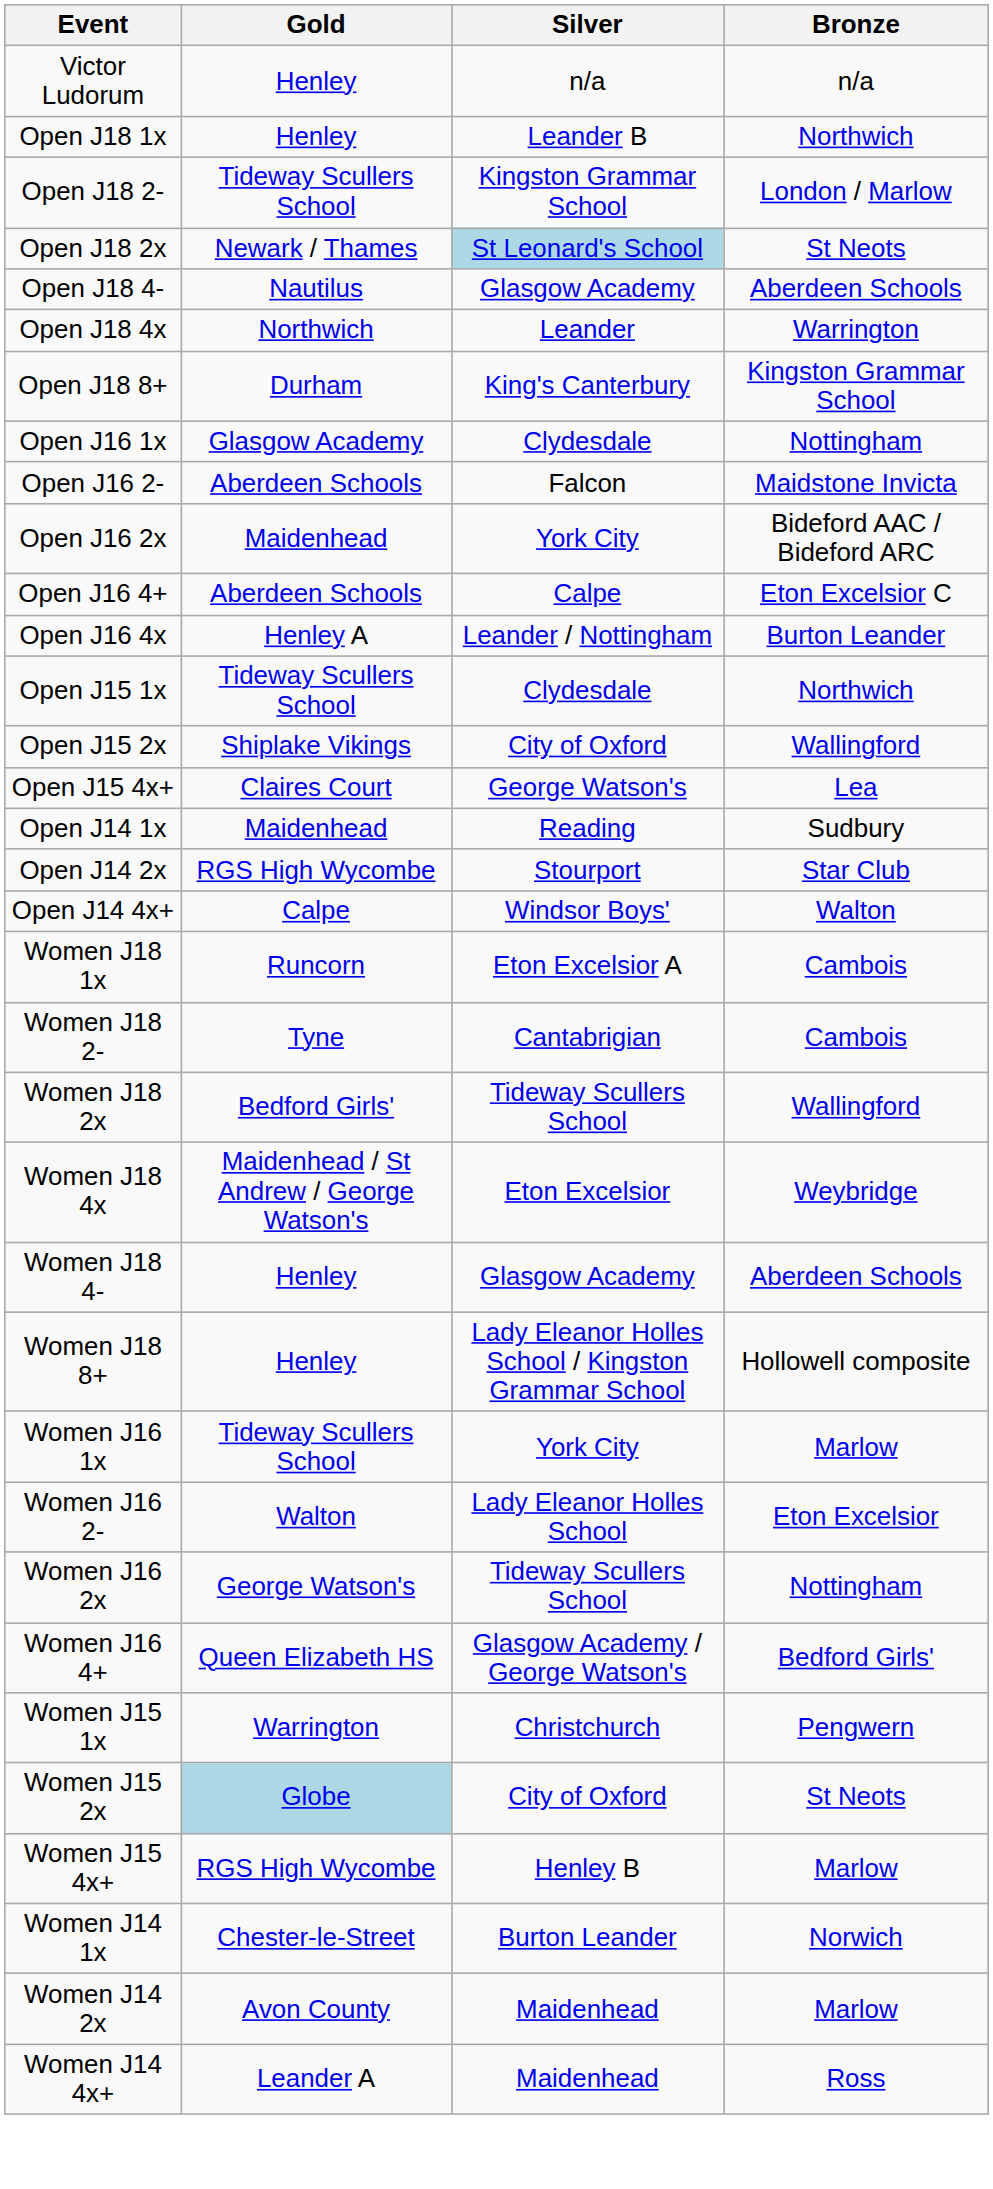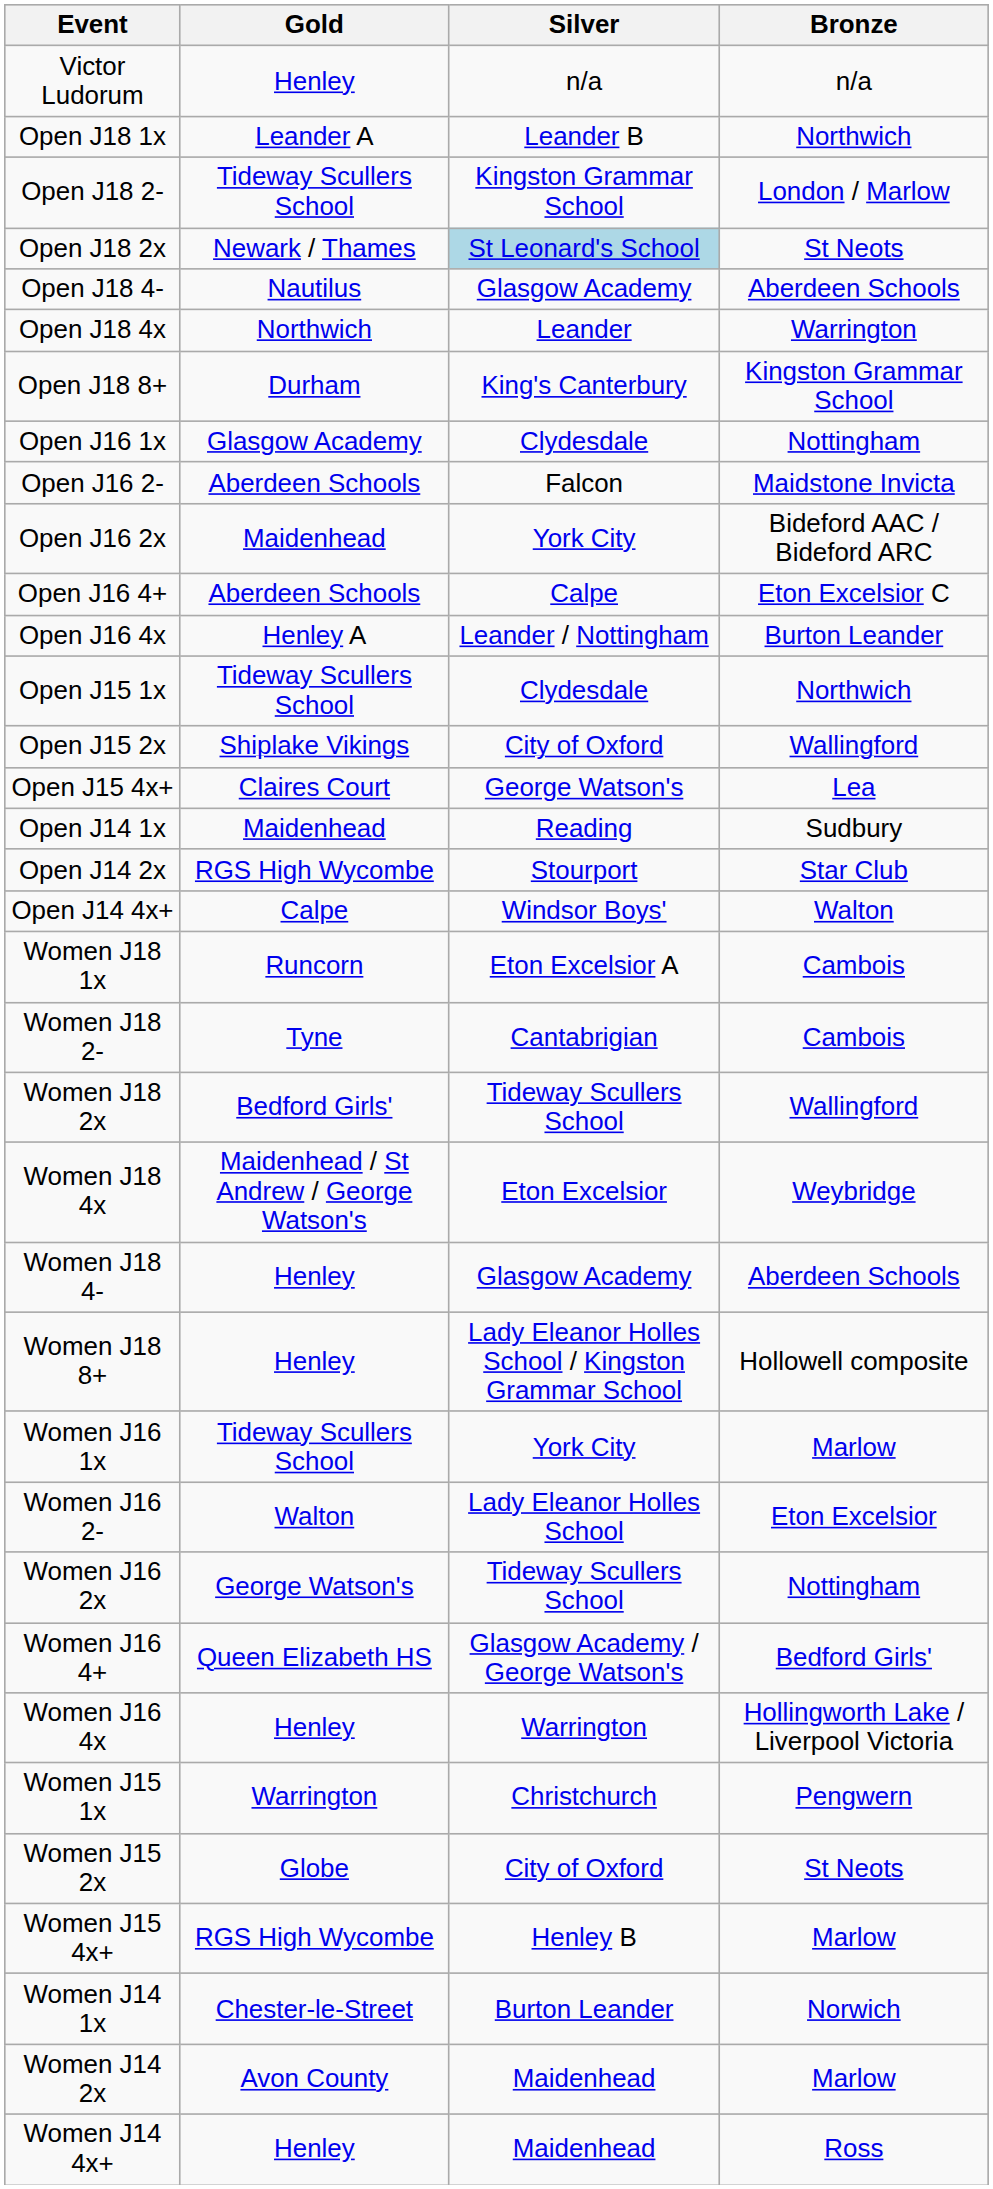(316, 136) Henley -> (314, 136) Leander A
+ row: (92, 1727)
(316, 1797) lightblue background -> (314, 1868) no background
(316, 2078) Leander A -> (314, 2149) Henley
